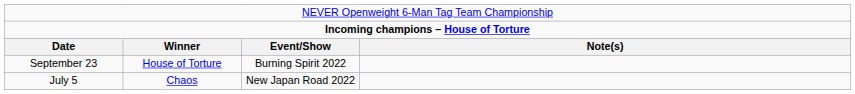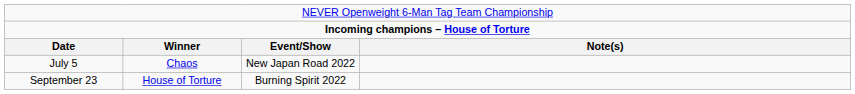rows swapped: (64, 81) <-> (64, 64)
